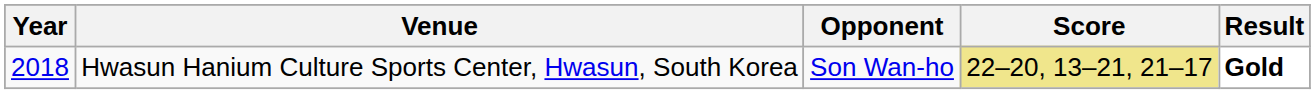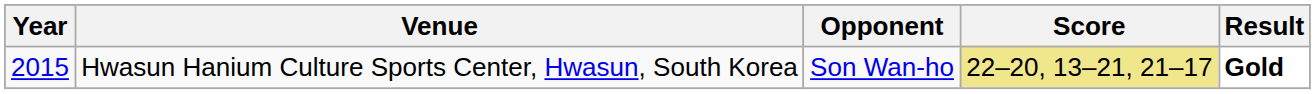(40, 67) 2018 -> (40, 67) 2015
